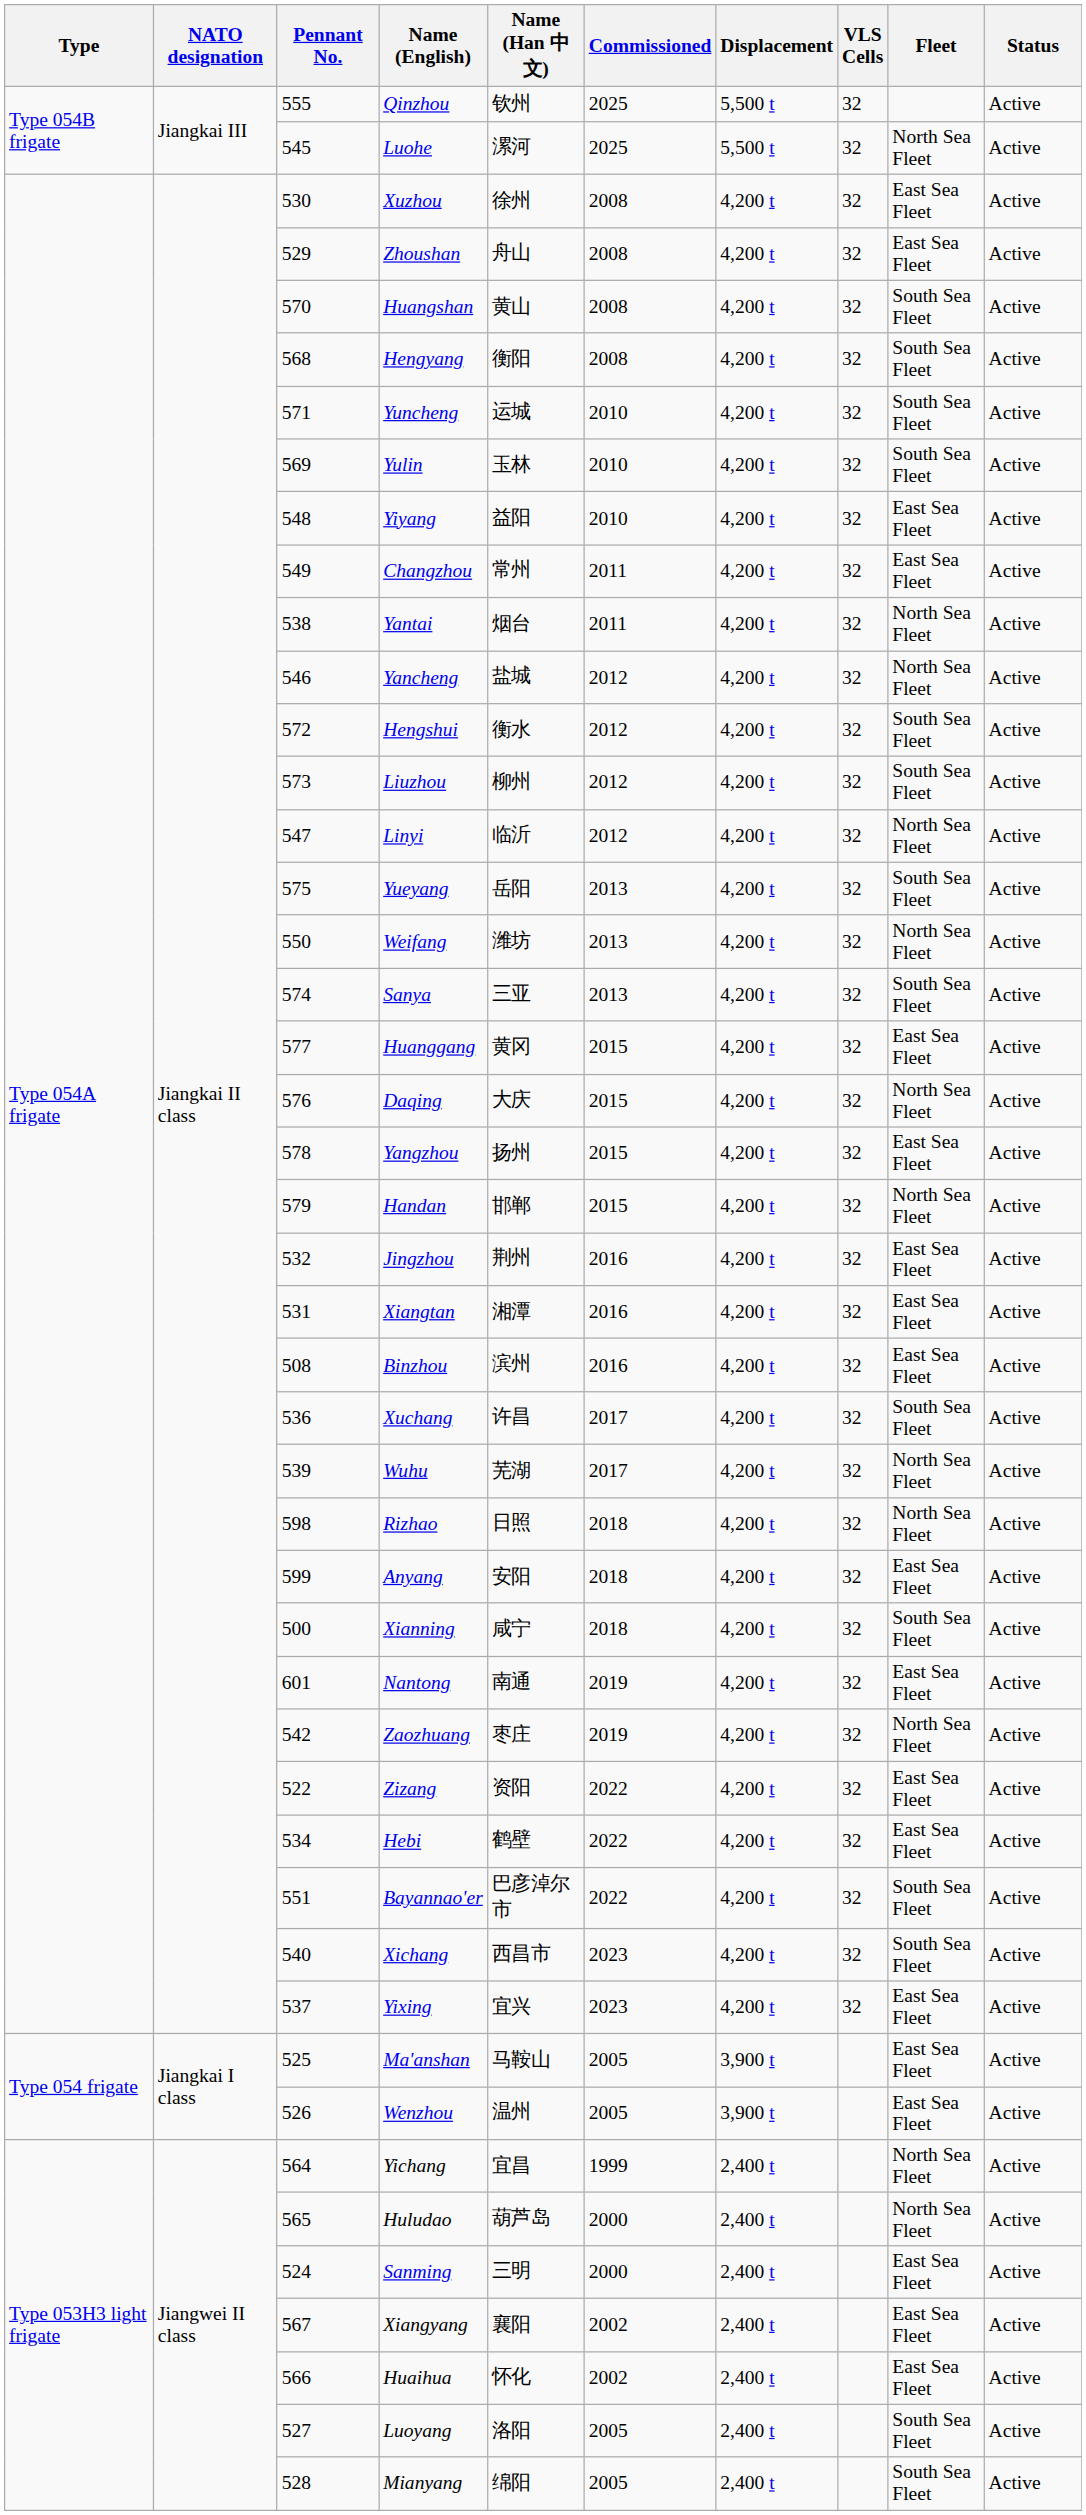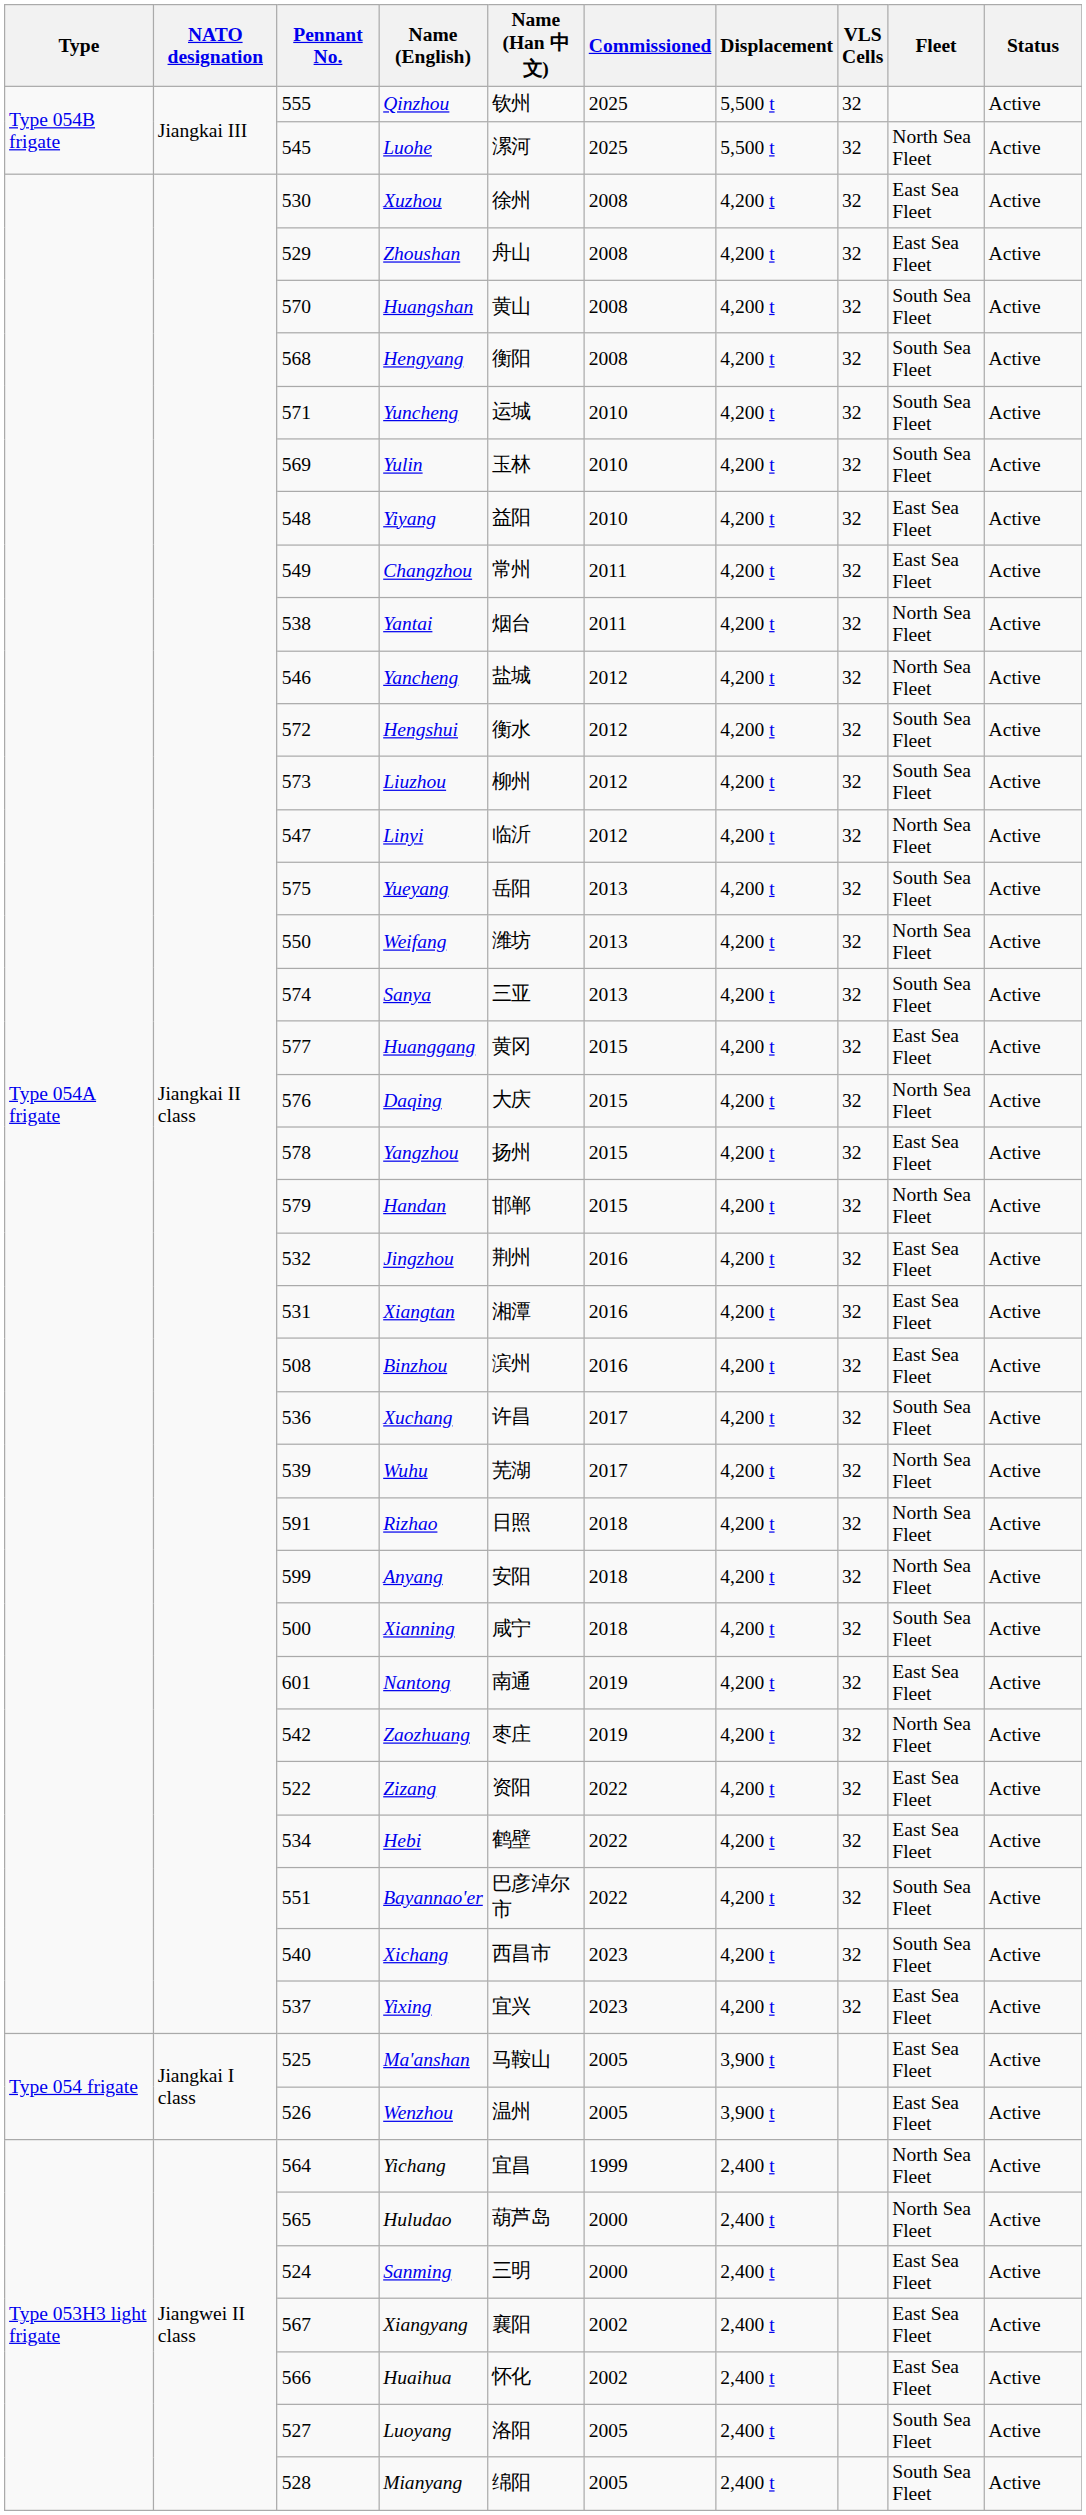(296, 1523) 598 -> (296, 1523) 591
(926, 1576) East Sea Fleet -> (932, 1576) North Sea Fleet
